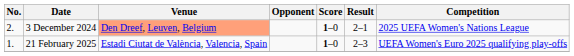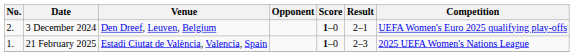(159, 28) lightsalmon background -> (159, 28) no background
(454, 28) 2025 UEFA Women's Nations League -> (473, 28) UEFA Women's Euro 2025 qualifying play-offs
(473, 43) UEFA Women's Euro 2025 qualifying play-offs -> (454, 43) 2025 UEFA Women's Nations League
